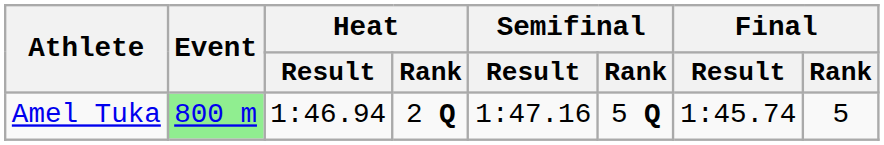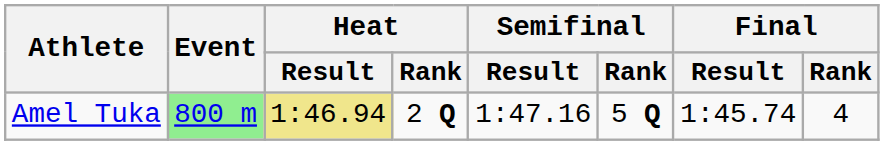(328, 116) no background -> (328, 116) khaki background
(841, 116) 5 -> (841, 116) 4
